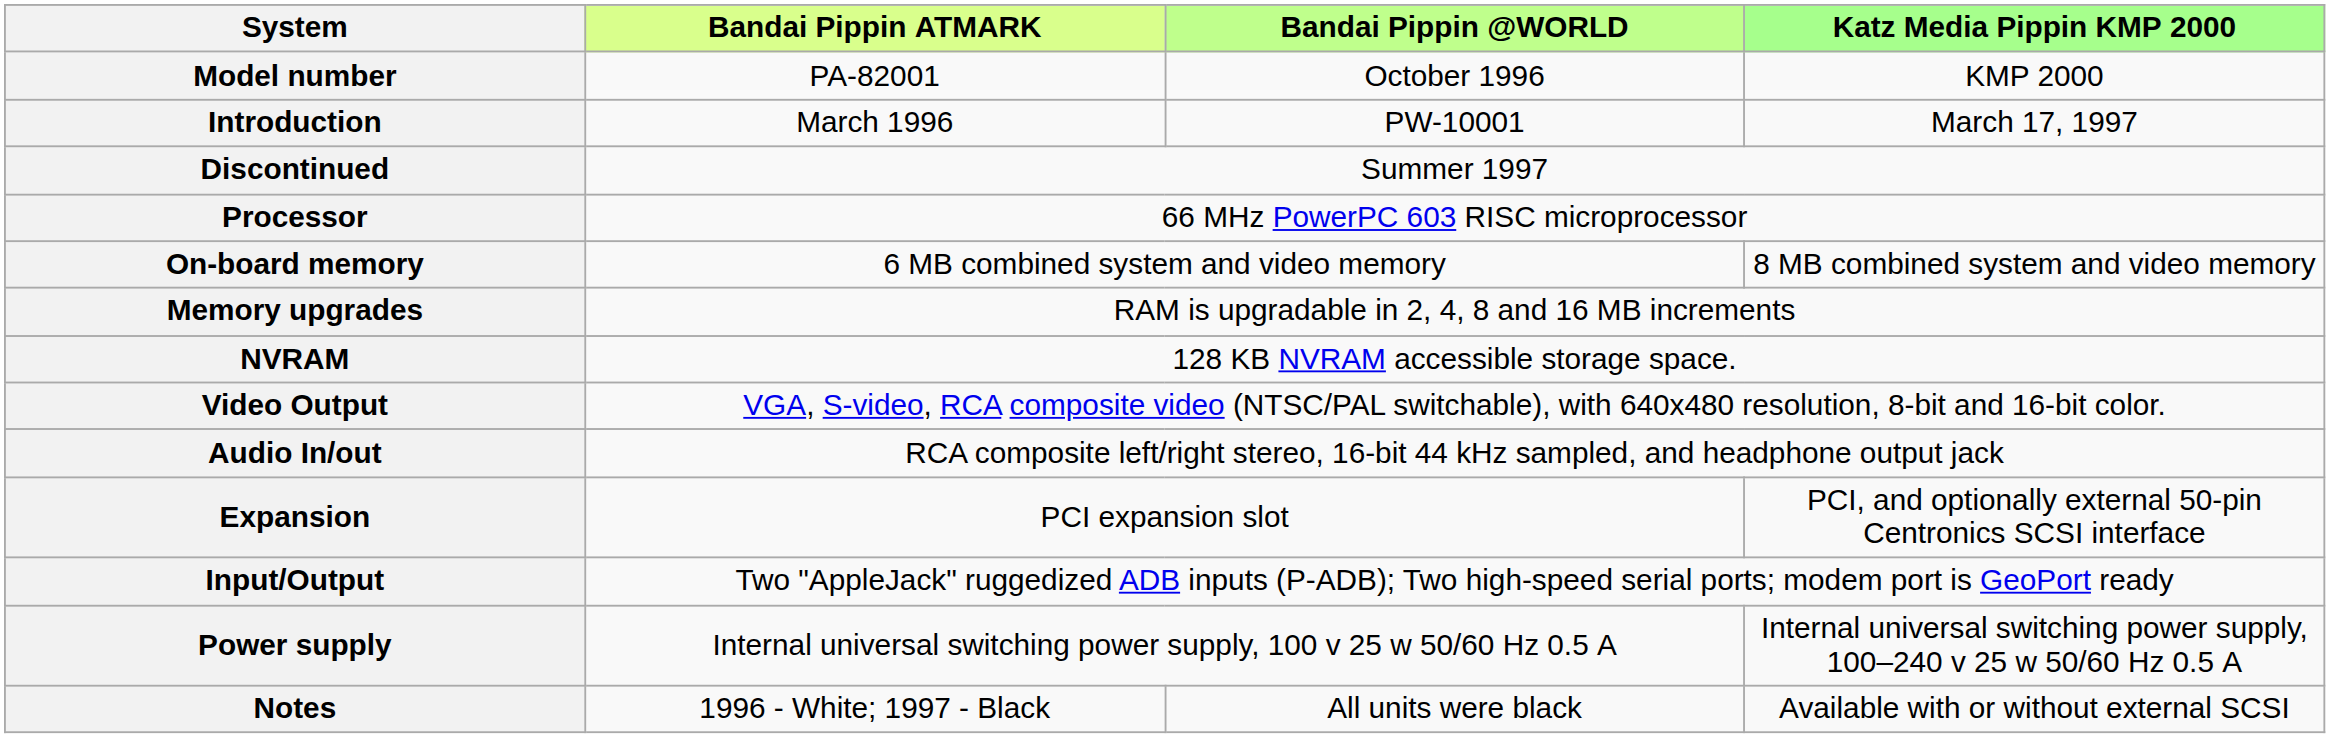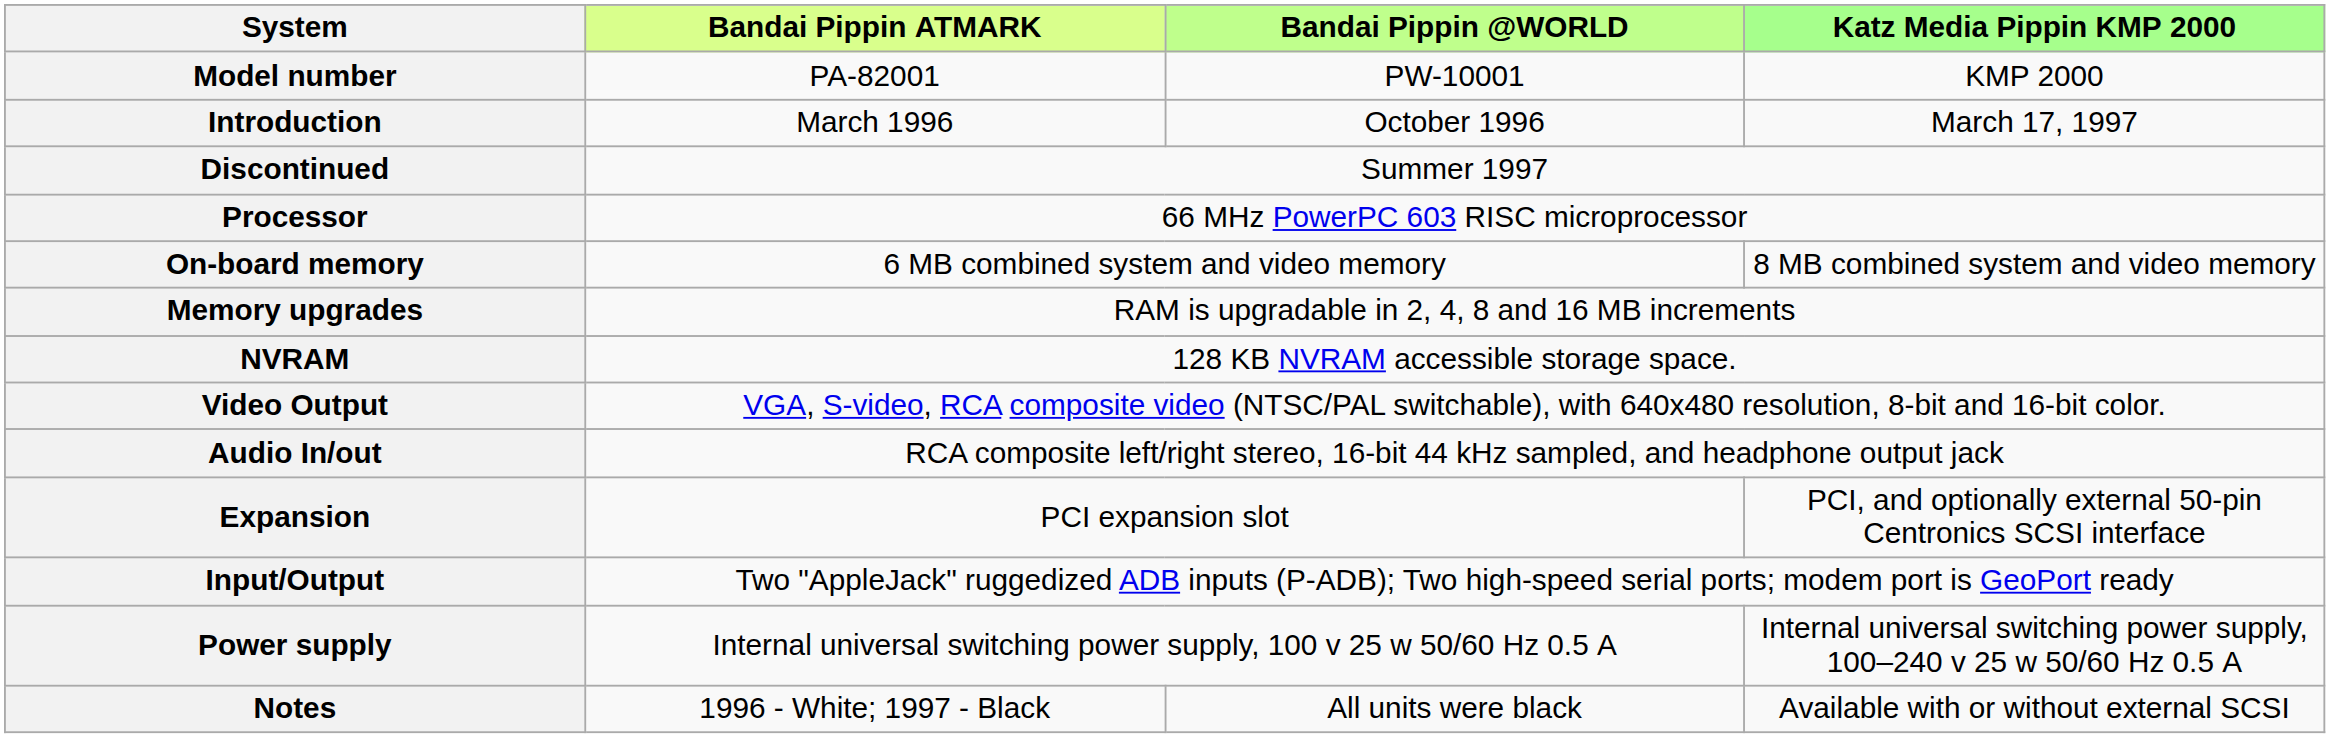(1455, 75) October 1996 -> (1455, 75) PW-10001
(1455, 122) PW-10001 -> (1455, 122) October 1996
